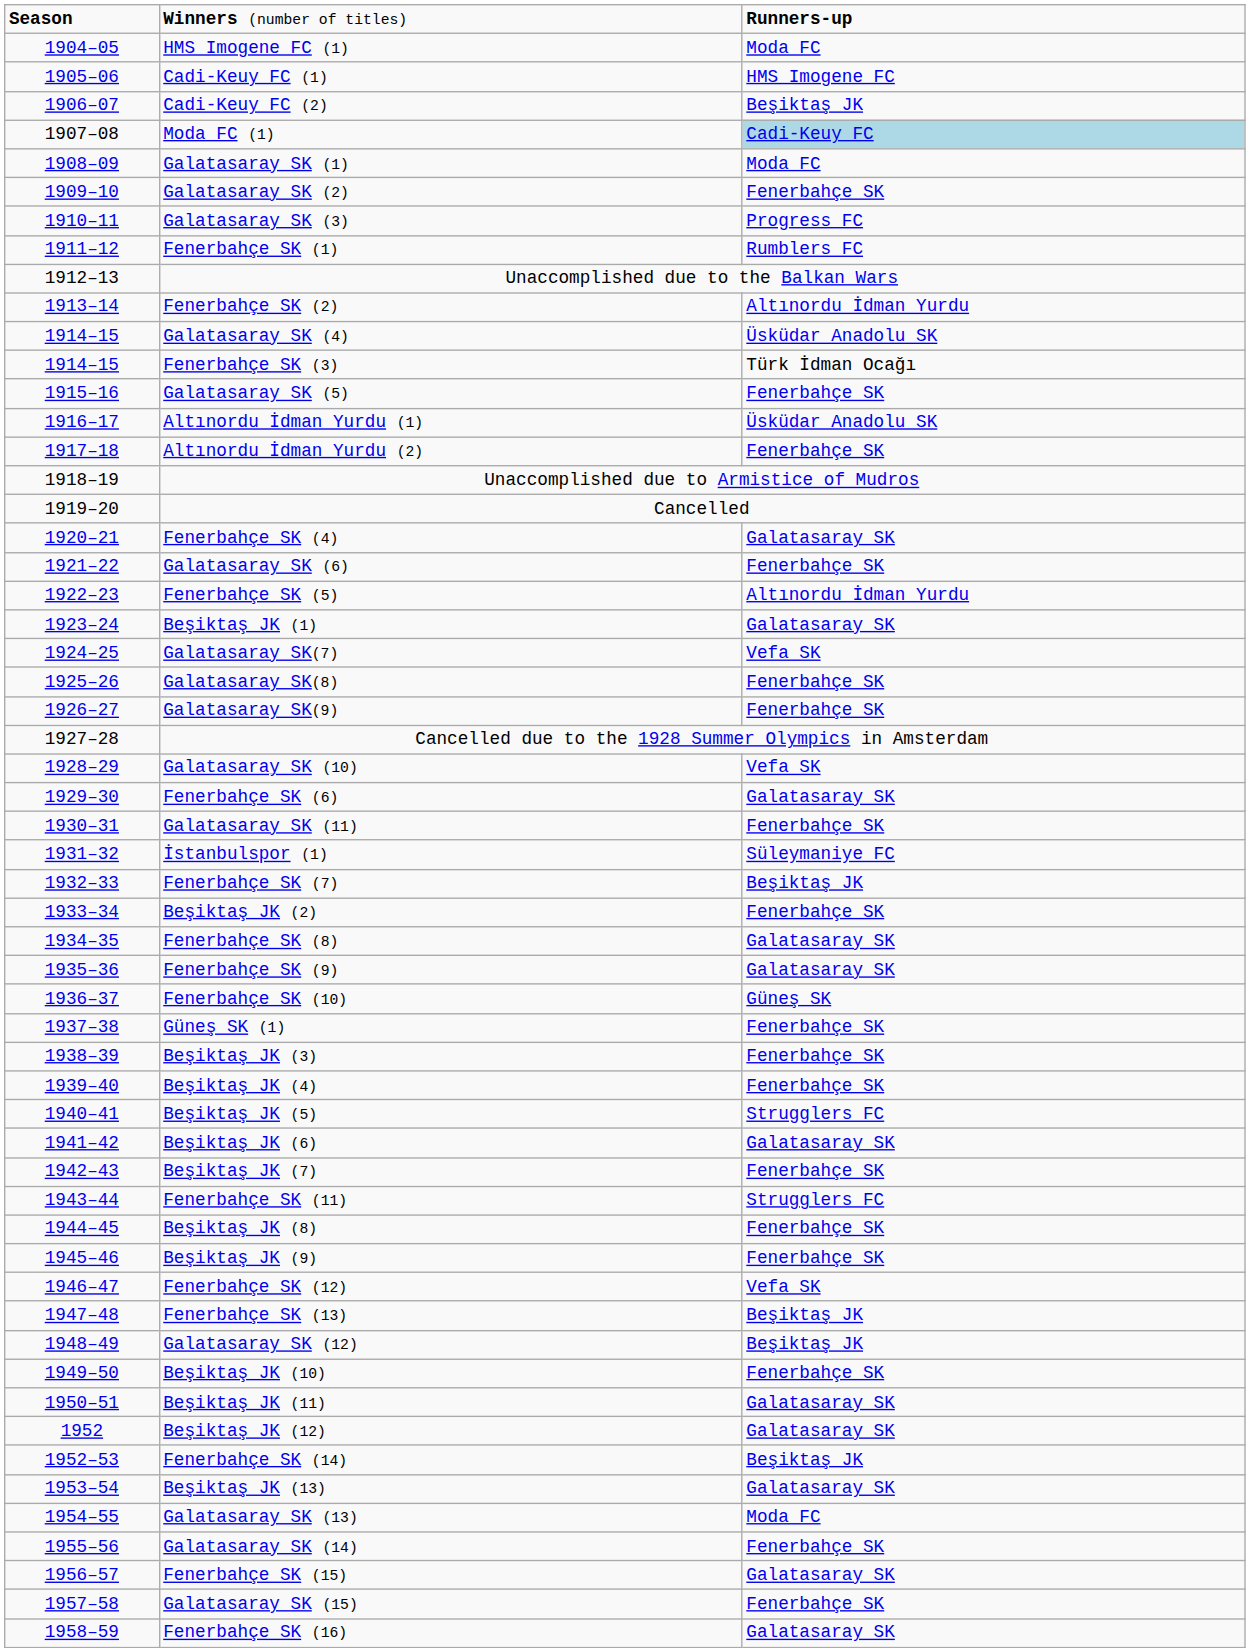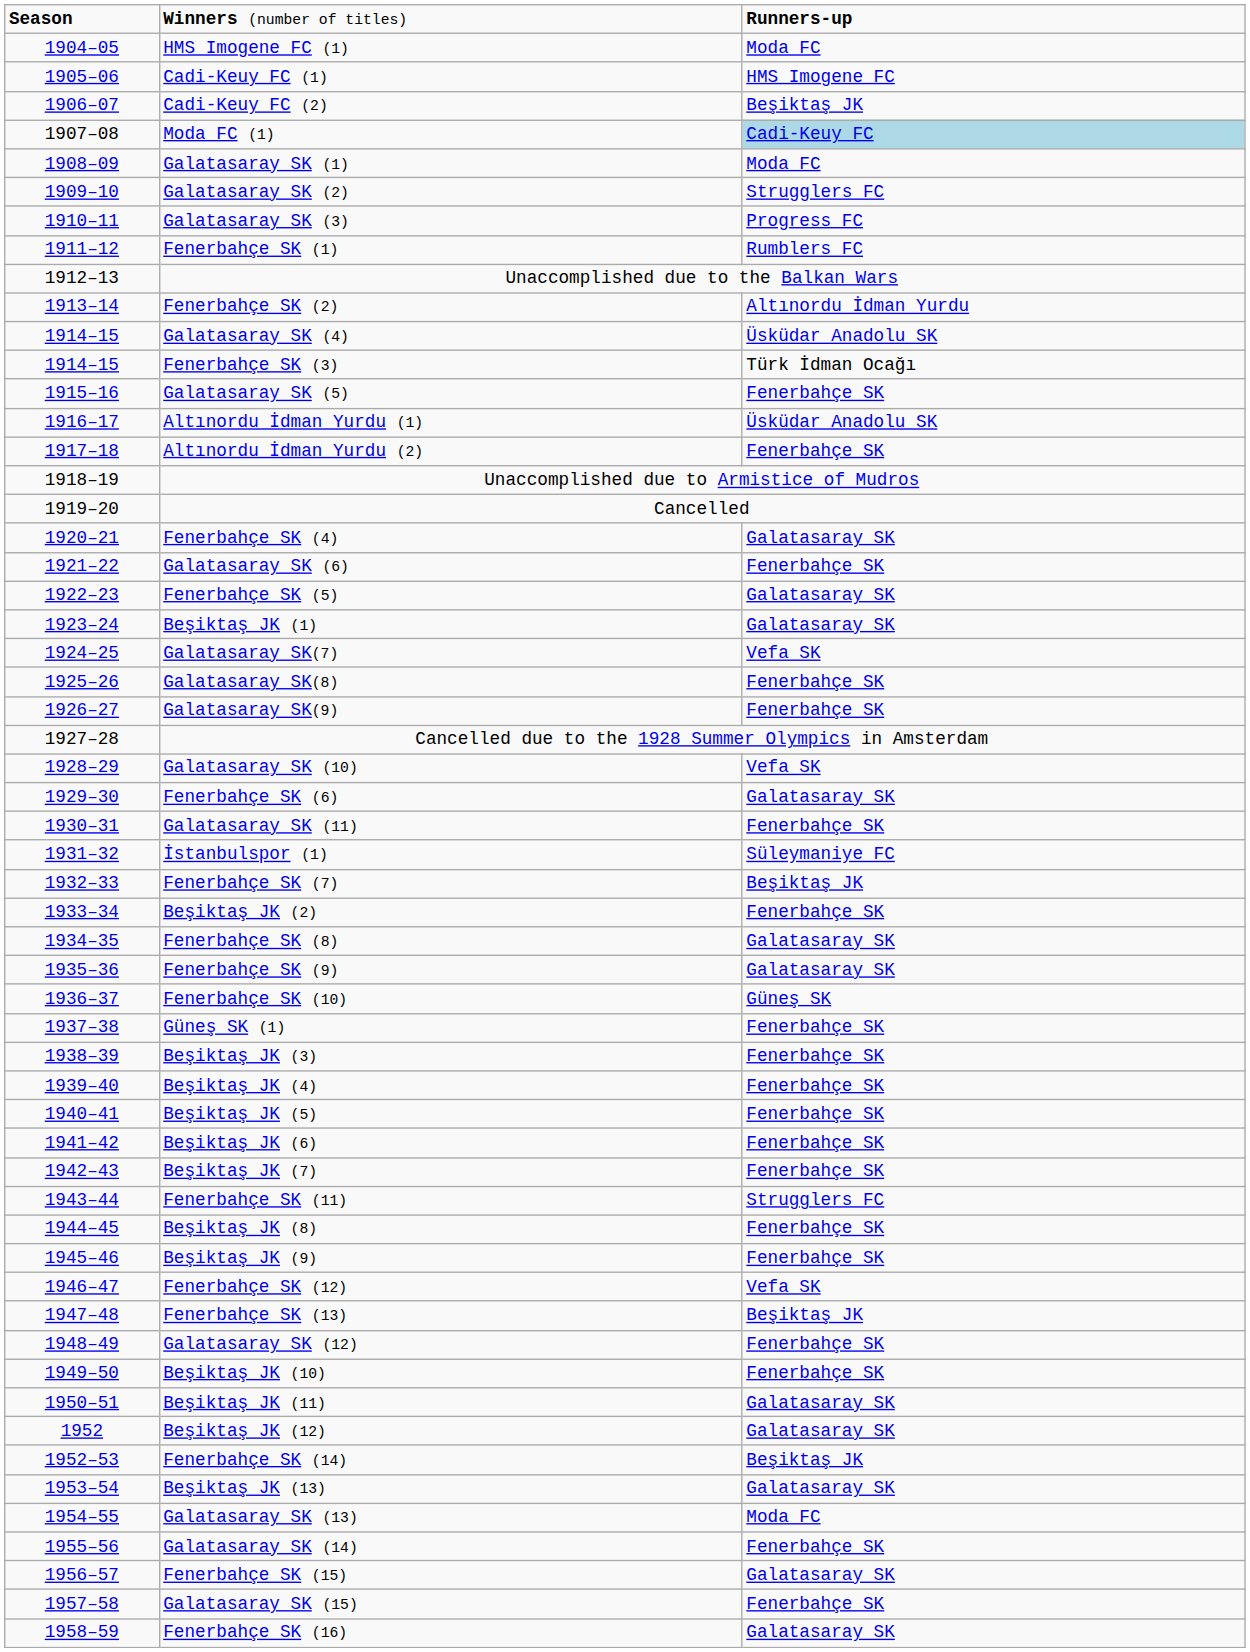(815, 192) Fenerbahçe SK -> (815, 192) Strugglers FC
(858, 595) Altınordu İdman Yurdu -> (821, 595) Galatasaray SK
(815, 1114) Strugglers FC -> (815, 1114) Fenerbahçe SK
(821, 1143) Galatasaray SK -> (815, 1143) Fenerbahçe SK
(805, 1345) Beşiktaş JK -> (815, 1345) Fenerbahçe SK
